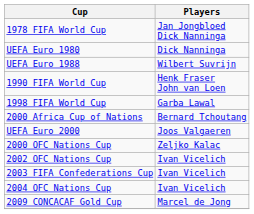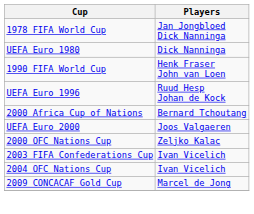- row: (43, 64)
+ row: (43, 93)
- row: (56, 103)
- row: (59, 159)
